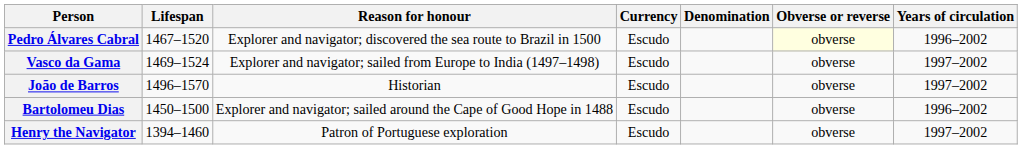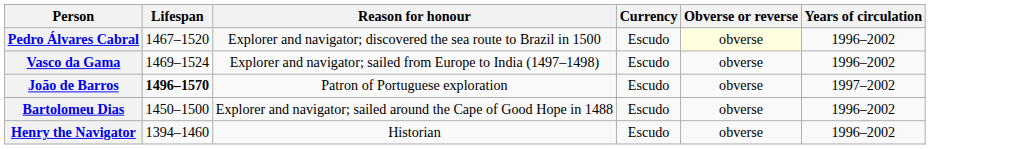- column: (727, 16)
(955, 62) 1997–2002 -> (863, 62) 1996–2002
(177, 86) normal -> (177, 86) bold
(414, 86) Historian -> (414, 86) Patron of Portuguese exploration
(414, 132) Patron of Portuguese exploration -> (414, 132) Historian
(955, 132) 1997–2002 -> (863, 132) 1996–2002
